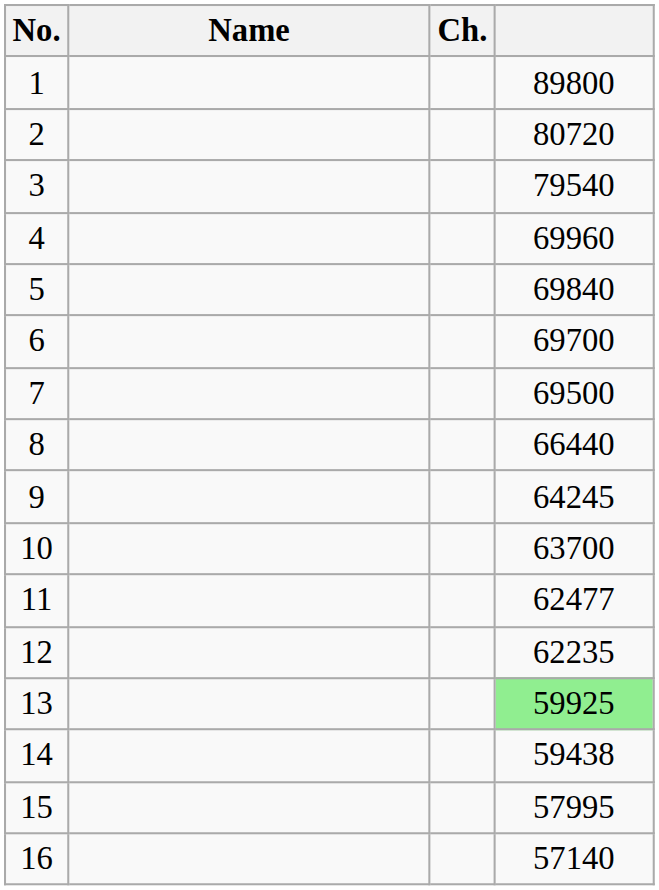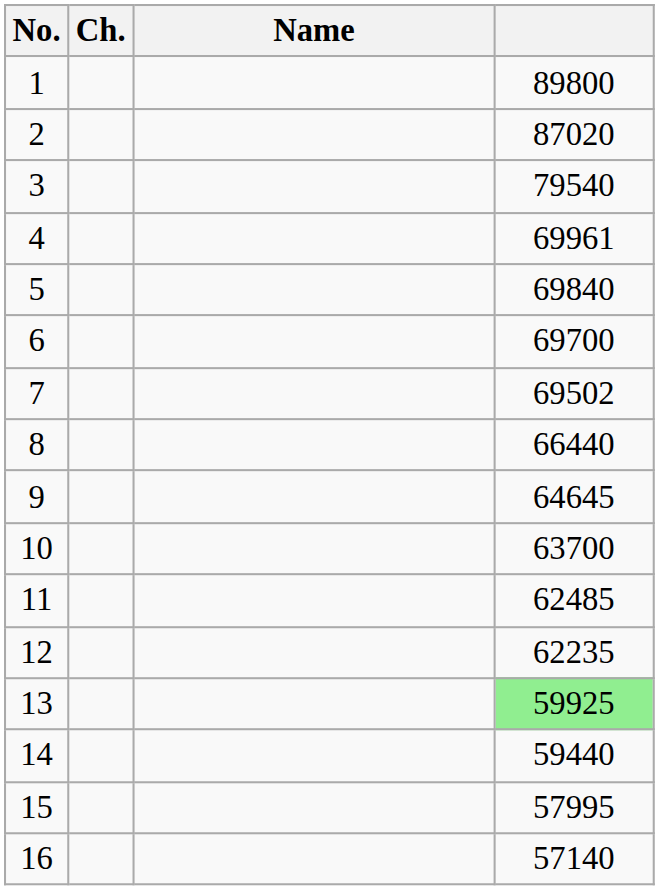columns swapped: (462, 30) <-> (249, 30)
(574, 133) 80720 -> (574, 133) 87020
(574, 237) 69960 -> (574, 237) 69961
(574, 392) 69500 -> (574, 392) 69502
(574, 496) 64245 -> (574, 496) 64645
(574, 599) 62477 -> (574, 599) 62485
(574, 755) 59438 -> (574, 755) 59440
